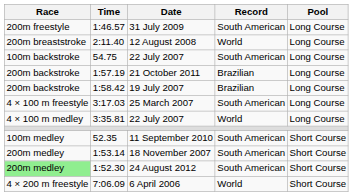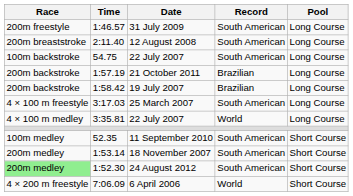(230, 42) World -> (251, 42) South American
